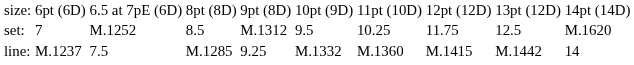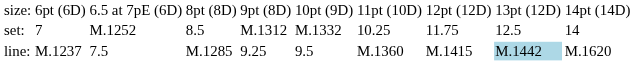(304, 30) 9.5 -> (318, 30) M.1332
(588, 30) M.1620 -> (572, 30) 14
(318, 51) M.1332 -> (304, 51) 9.5
(519, 51) no background -> (519, 51) lightblue background
(572, 51) 14 -> (588, 51) M.1620
